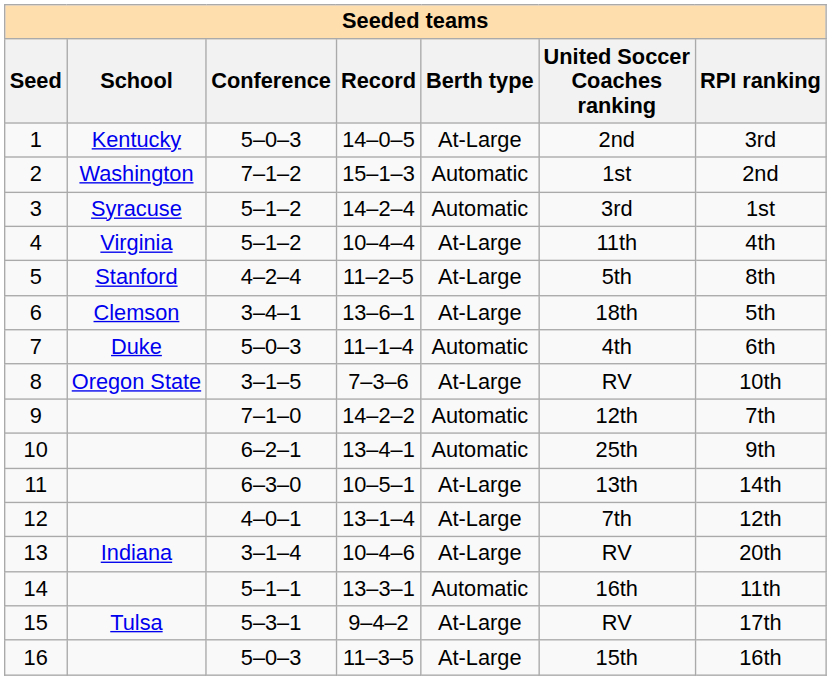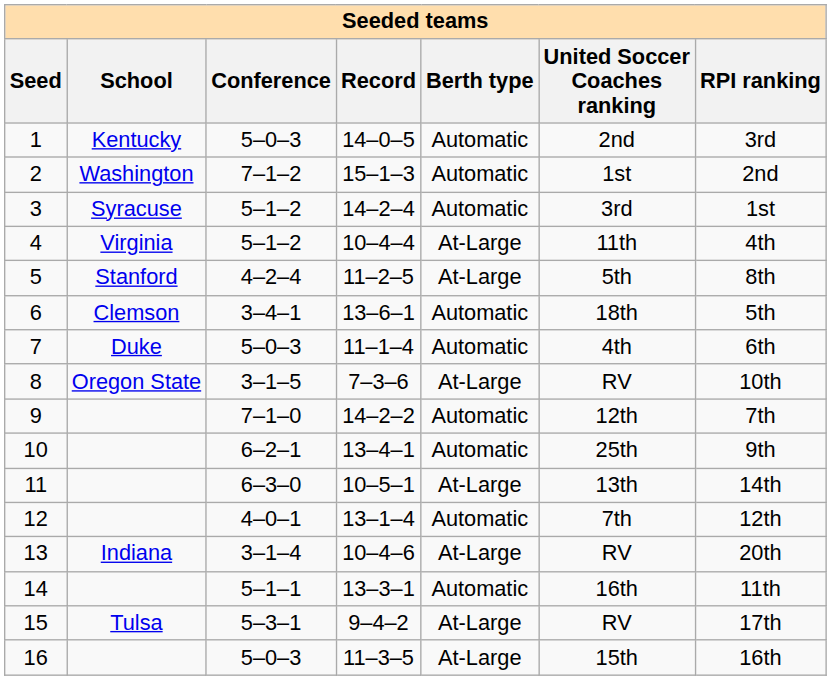(480, 139) At-Large -> (480, 139) Automatic
(480, 312) At-Large -> (480, 312) Automatic
(480, 519) At-Large -> (480, 519) Automatic
